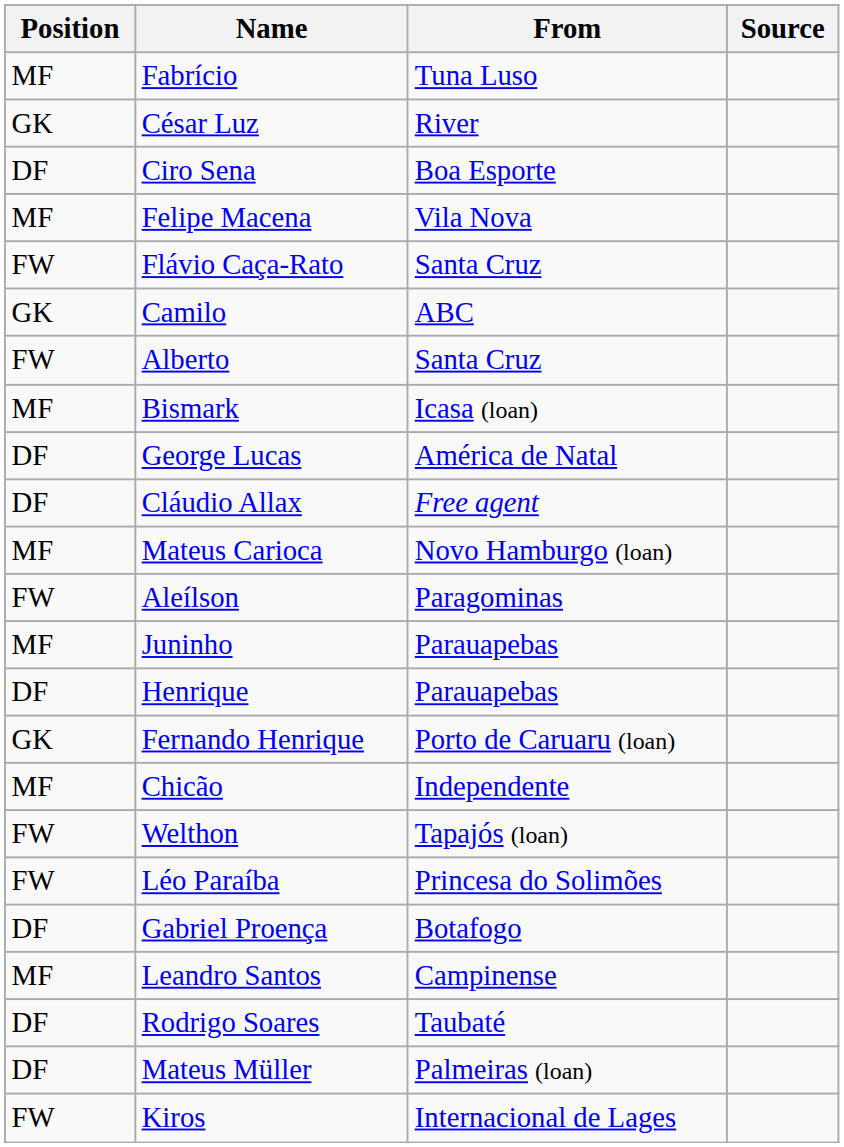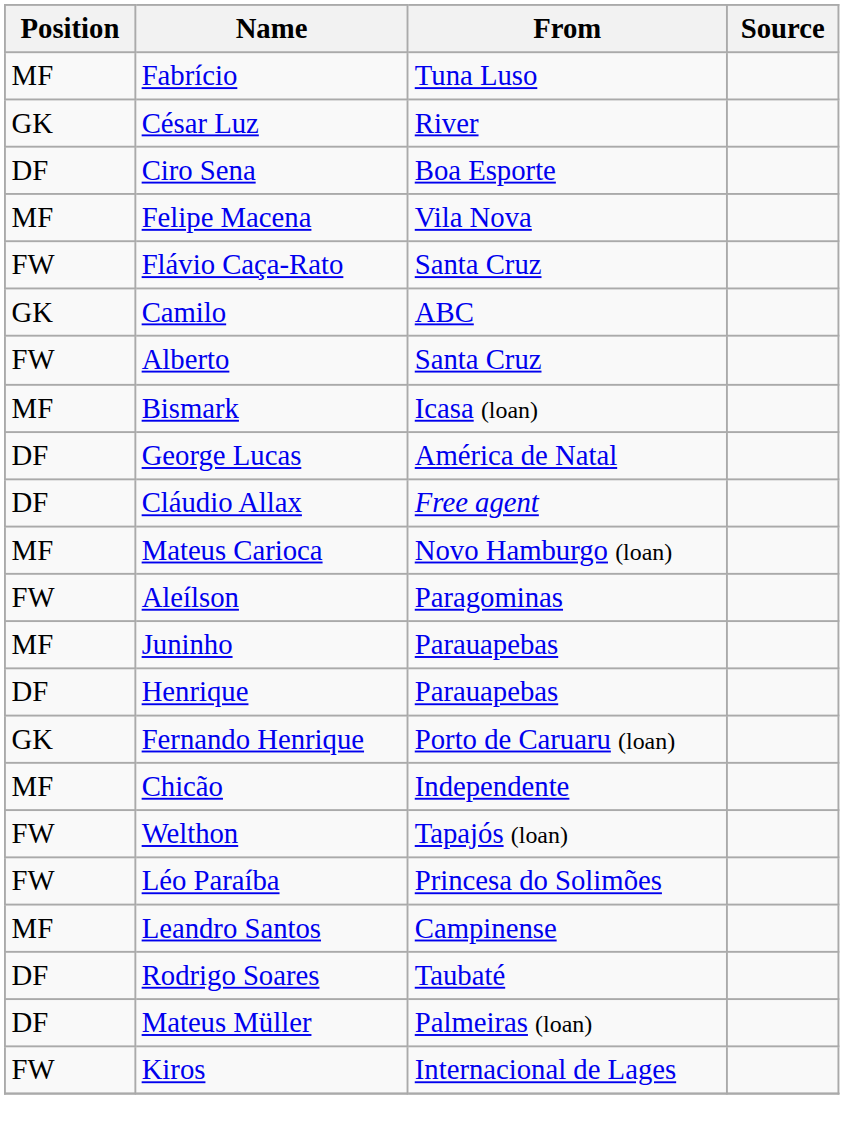- row: (235, 928)
